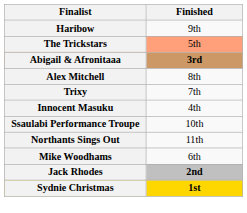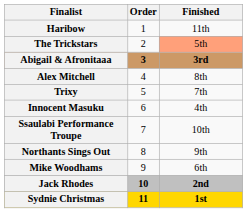+ column: (143, 12)
(194, 28) 9th -> (201, 28) 11th
(194, 140) 11th -> (201, 151) 9th
